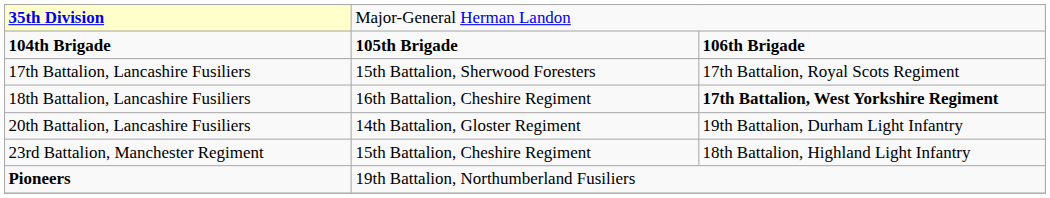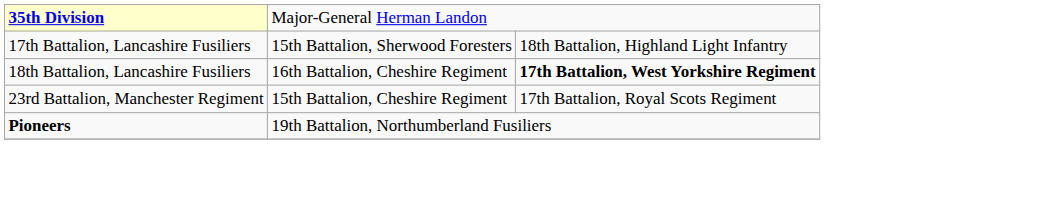- row: (60, 44)
(831, 71) 17th Battalion, Royal Scots Regiment -> (654, 44) 18th Battalion, Highland Light Infantry
- row: (129, 125)
(836, 152) 18th Battalion, Highland Light Infantry -> (648, 98) 17th Battalion, Royal Scots Regiment
